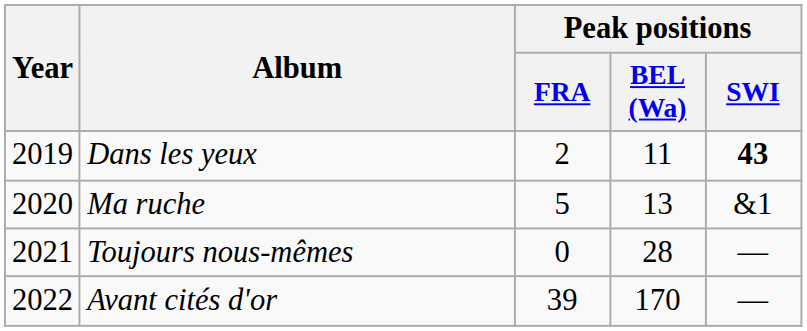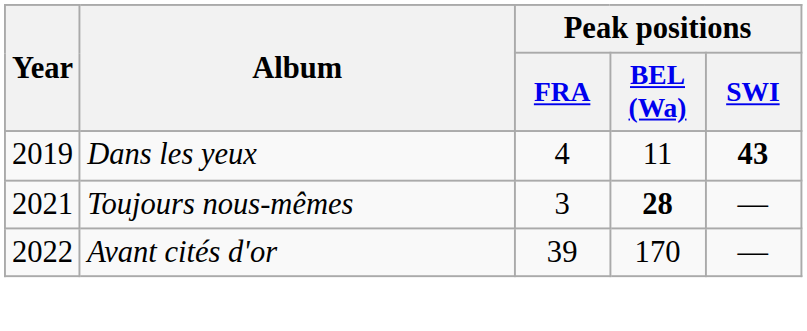(562, 155) 2 -> (562, 155) 4
- row: (146, 203)
(562, 251) 0 -> (562, 203) 3
(658, 251) normal -> (658, 203) bold
